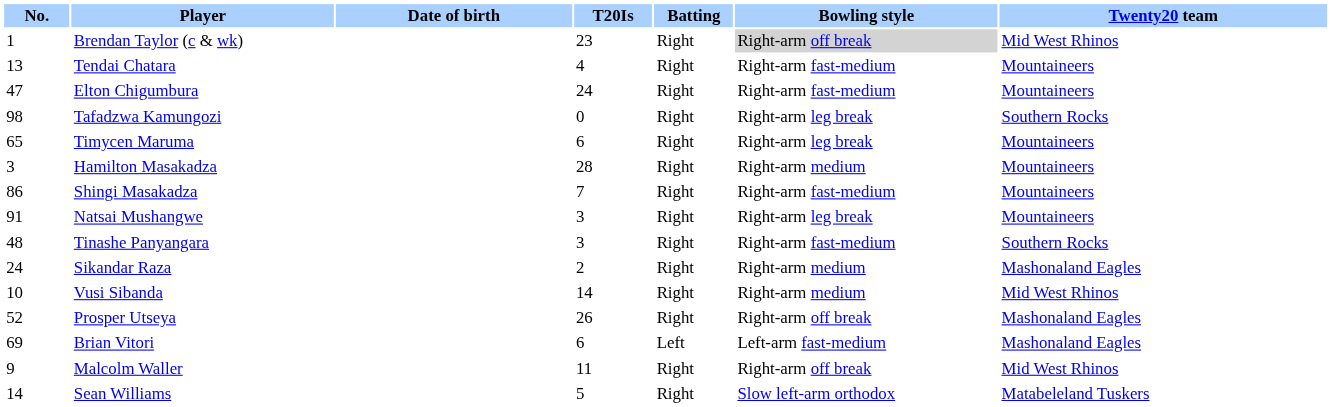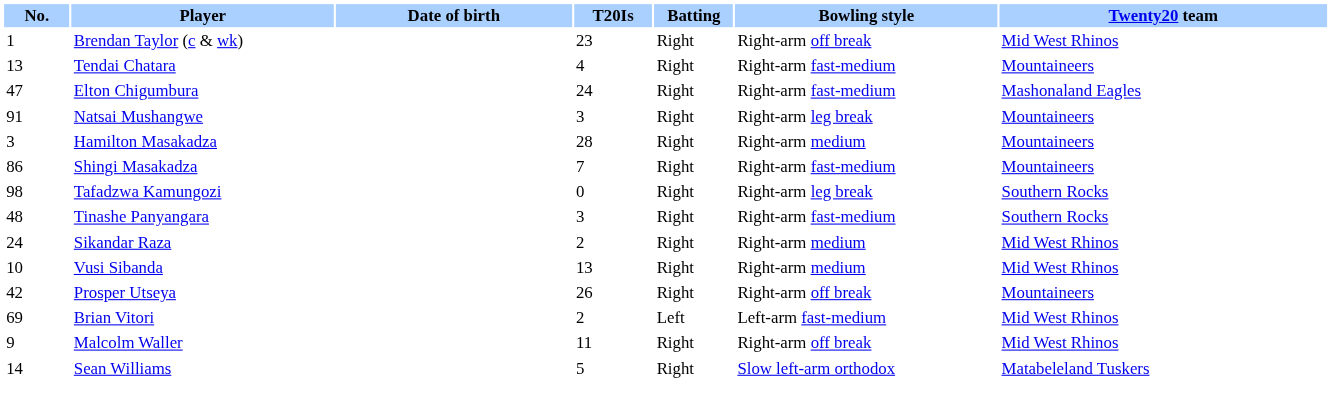(804, 40) lightgrey background -> (804, 40) no background
(1048, 91) Mountaineers -> (1071, 91) Mashonaland Eagles
rows swapped: (148, 116) <-> (138, 217)
- row: (134, 141)
(1071, 267) Mashonaland Eagles -> (1060, 242) Mid West Rhinos
(584, 292) 14 -> (584, 267) 13
(15, 318) 52 -> (15, 292) 42
(1071, 318) Mashonaland Eagles -> (1048, 292) Mountaineers
(580, 343) 6 -> (580, 318) 2
(1071, 343) Mashonaland Eagles -> (1060, 318) Mid West Rhinos
